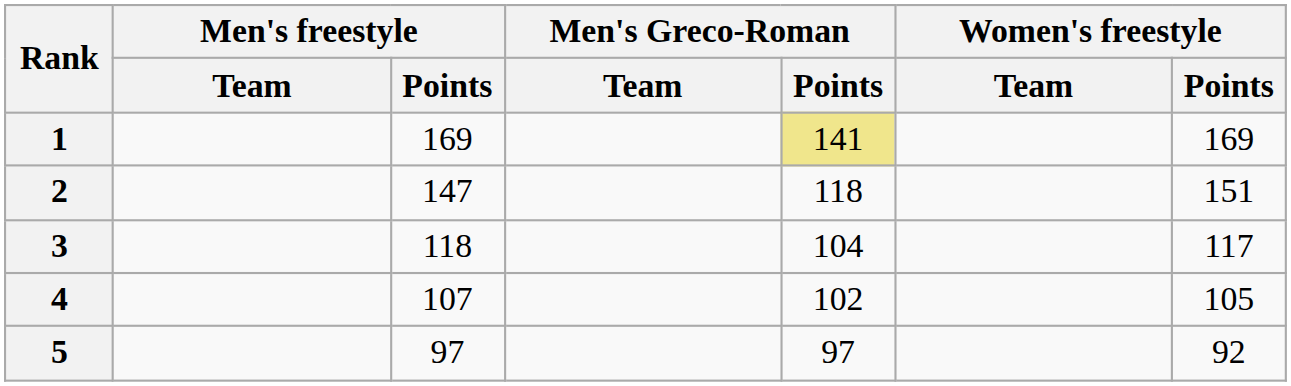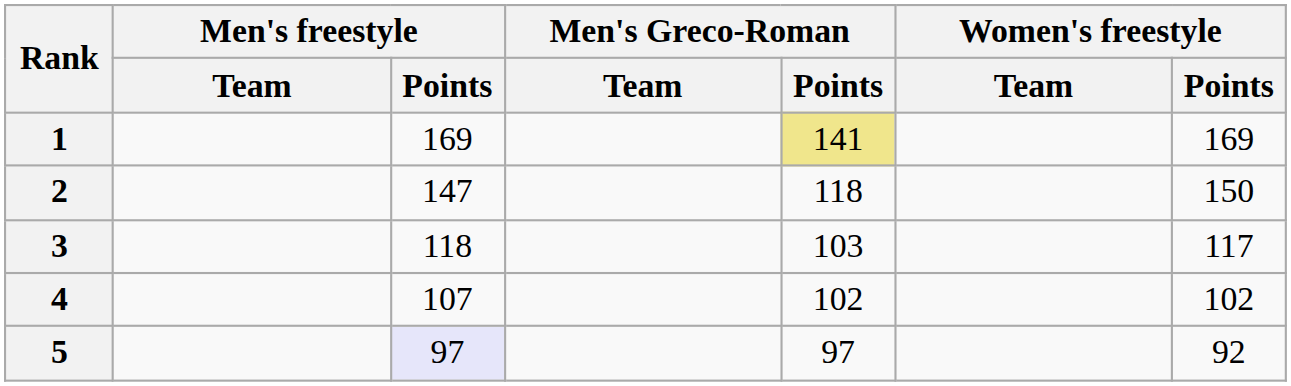(1229, 191) 151 -> (1229, 191) 150
(838, 245) 104 -> (838, 245) 103
(1229, 298) 105 -> (1229, 298) 102
(447, 352) no background -> (447, 352) lavender background
